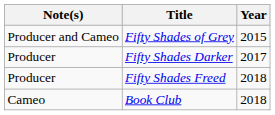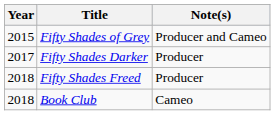columns swapped: (253, 15) <-> (63, 15)
